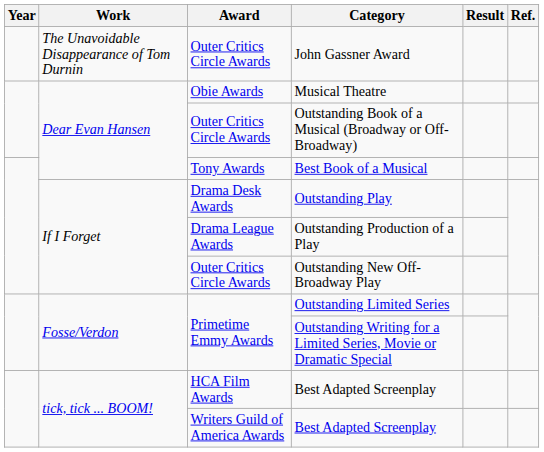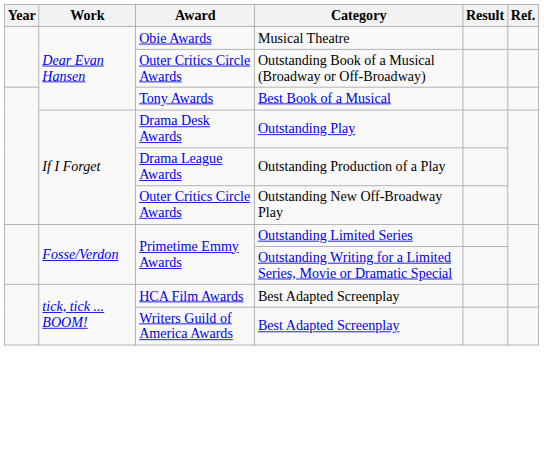- row: (230, 53)
